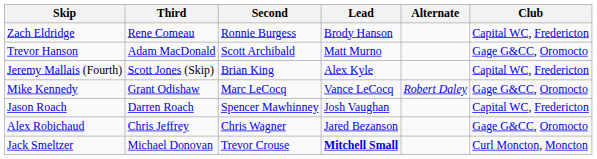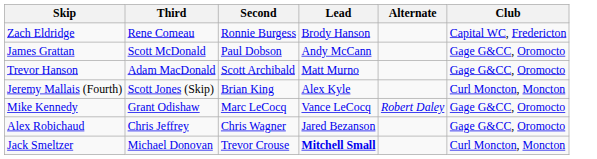+ row: (41, 51)
(531, 70) Capital WC, Fredericton -> (508, 88) Curl Moncton, Moncton
- row: (37, 107)
